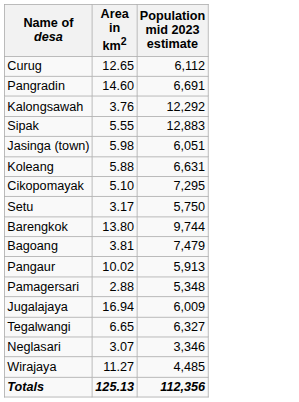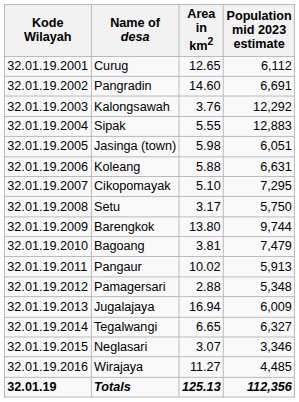+ column: (48, 30)
